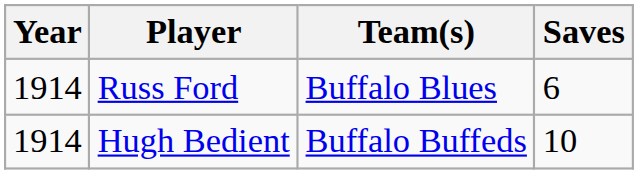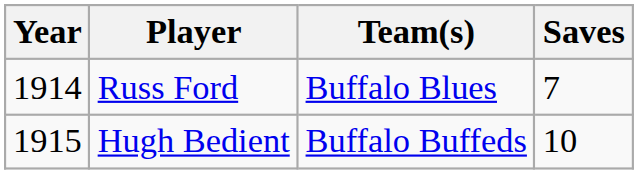(551, 86) 6 -> (551, 86) 7
(47, 140) 1914 -> (47, 140) 1915
